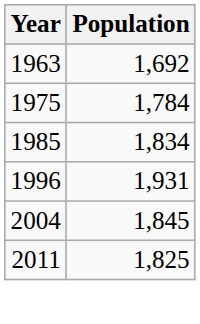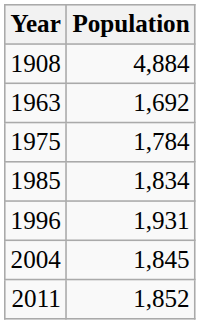+ row: (36, 63)
(161, 259) 1,825 -> (161, 298) 1,852
